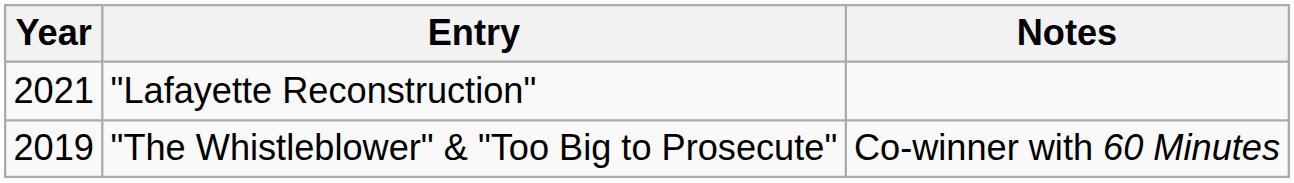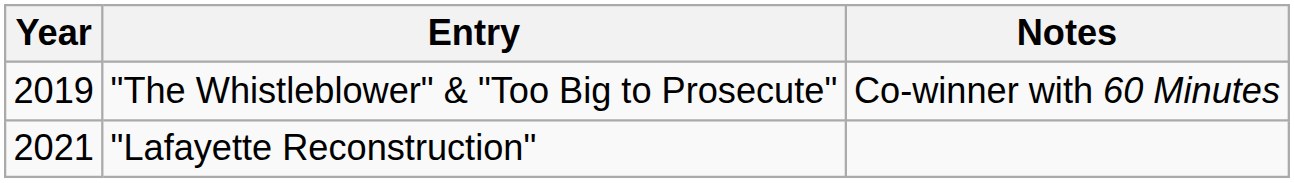rows swapped: (474, 147) <-> (323, 90)
